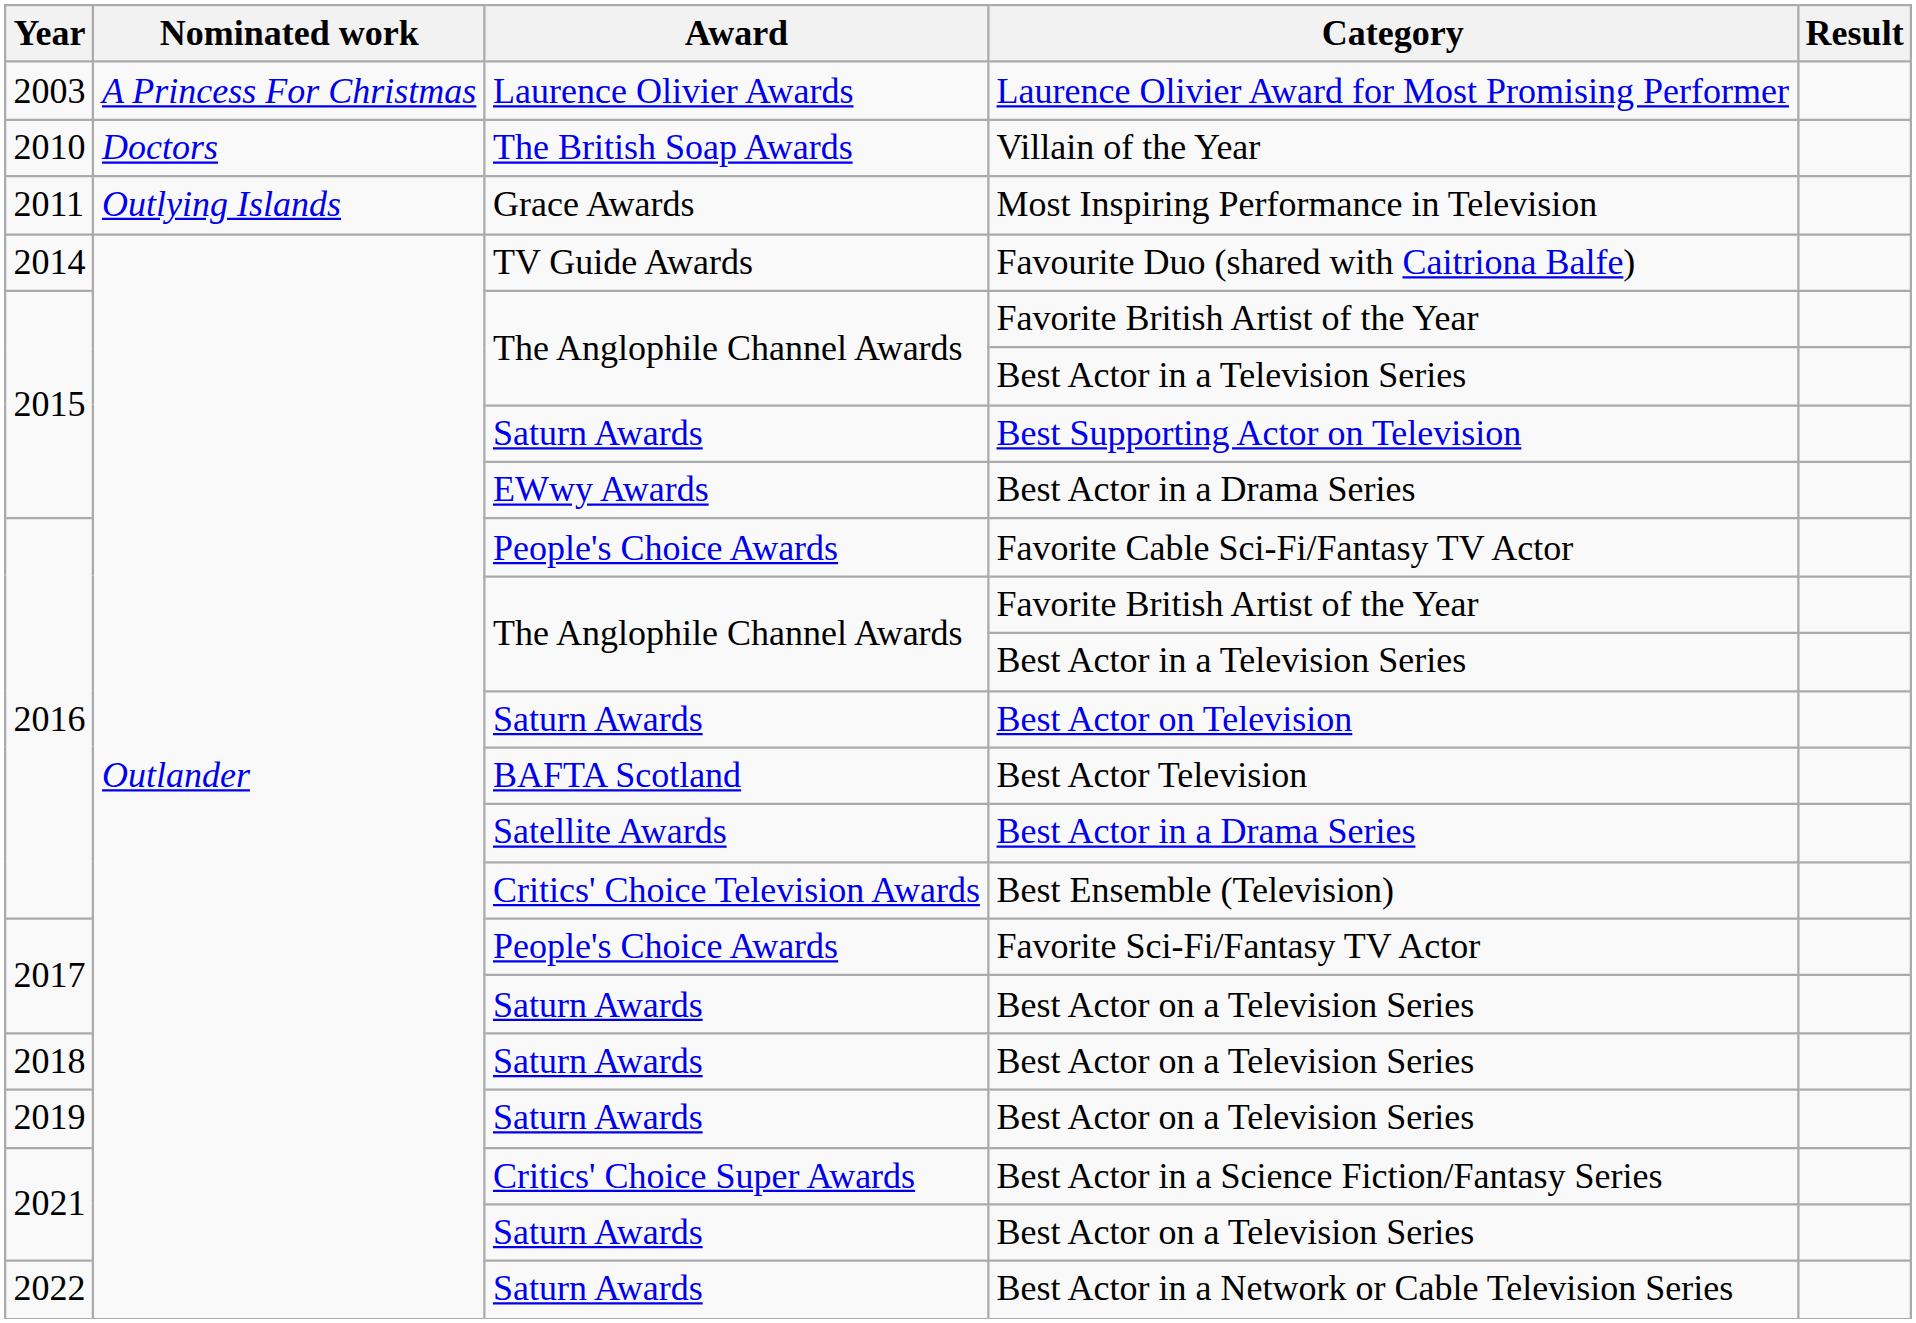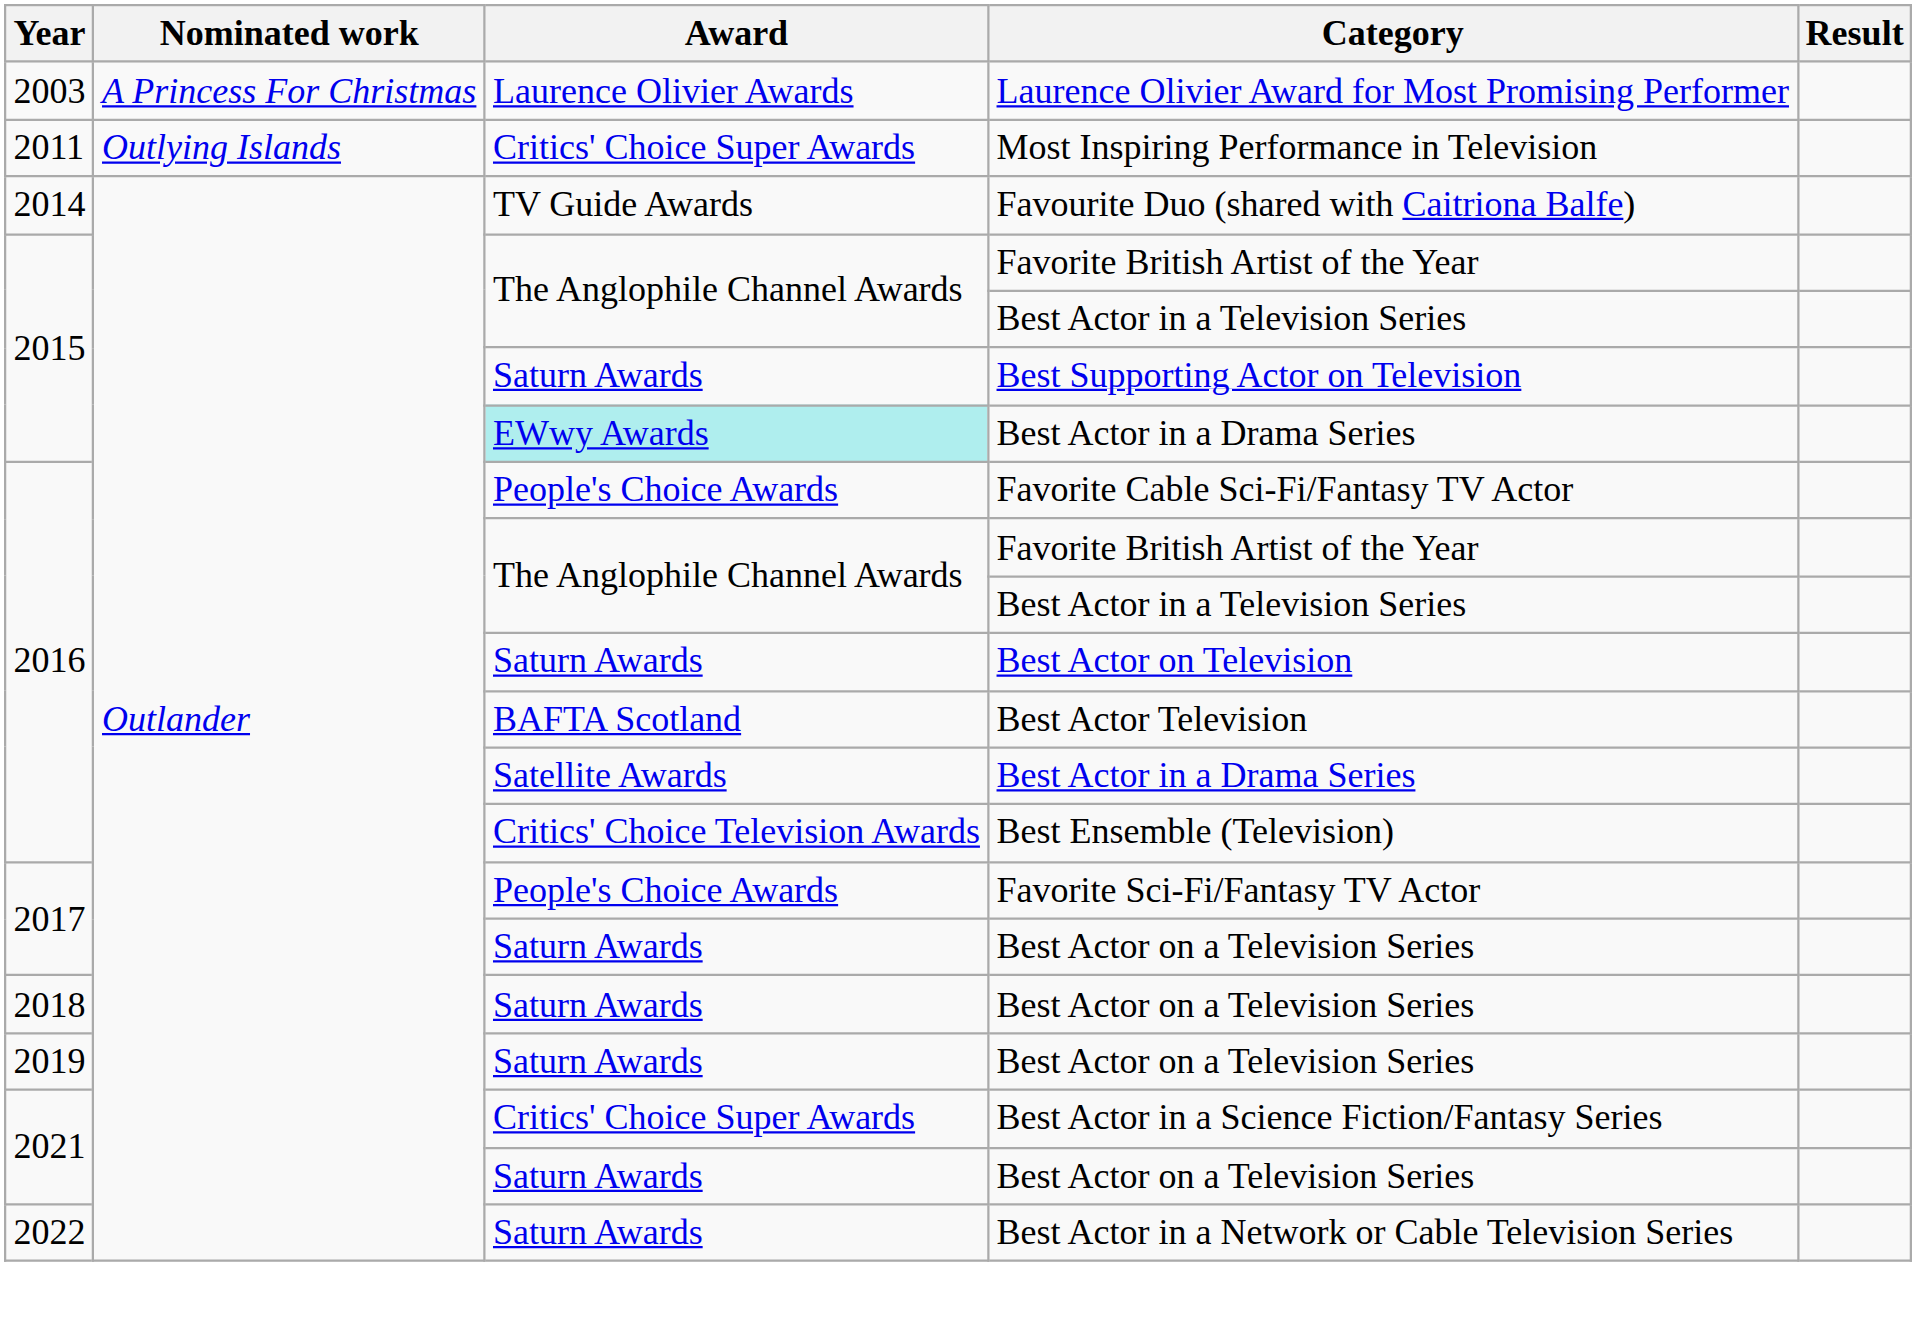- row: (49, 147)
(594, 204) Grace Awards -> (704, 147) Critics' Choice Super Awards
(601, 489) no background -> (601, 432) paleturquoise background
